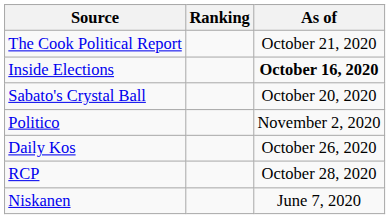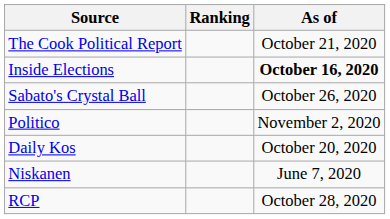(319, 95) October 20, 2020 -> (319, 95) October 26, 2020
(319, 148) October 26, 2020 -> (319, 148) October 20, 2020
rows swapped: (24, 174) <-> (39, 200)
